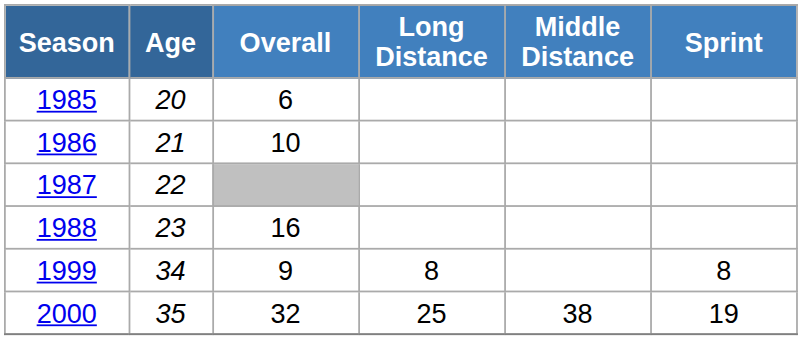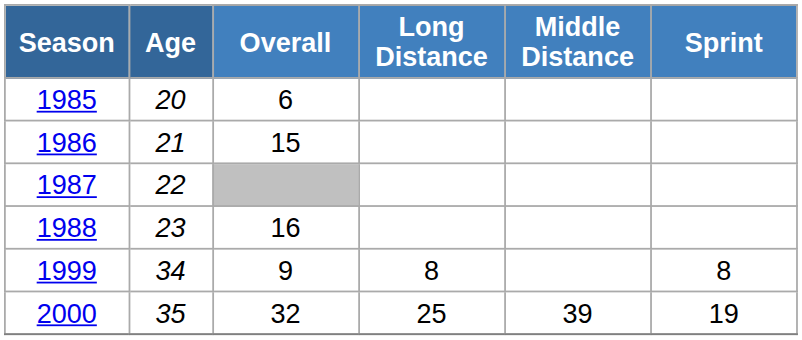(285, 142) 10 -> (285, 142) 15
(578, 314) 38 -> (578, 314) 39
